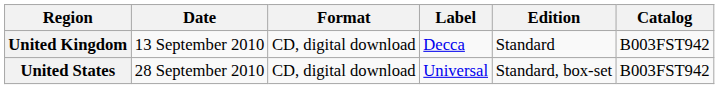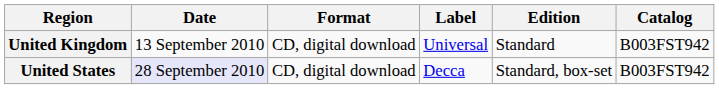(444, 44) Decca -> (456, 44) Universal
(200, 70) no background -> (200, 70) lavender background
(456, 70) Universal -> (444, 70) Decca
